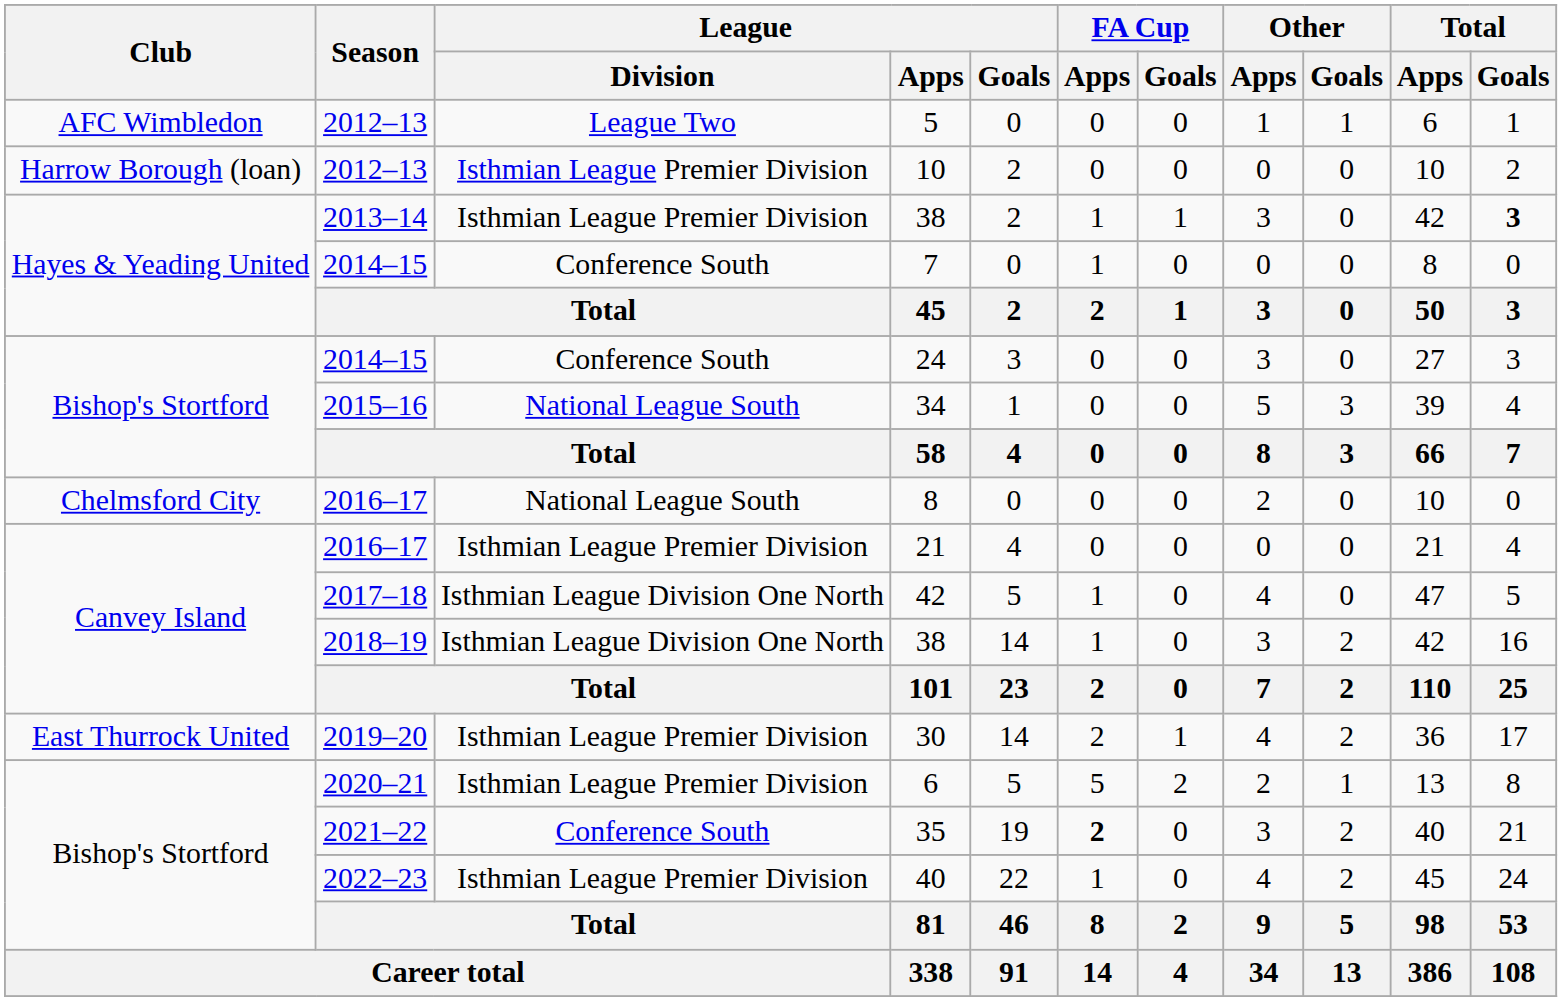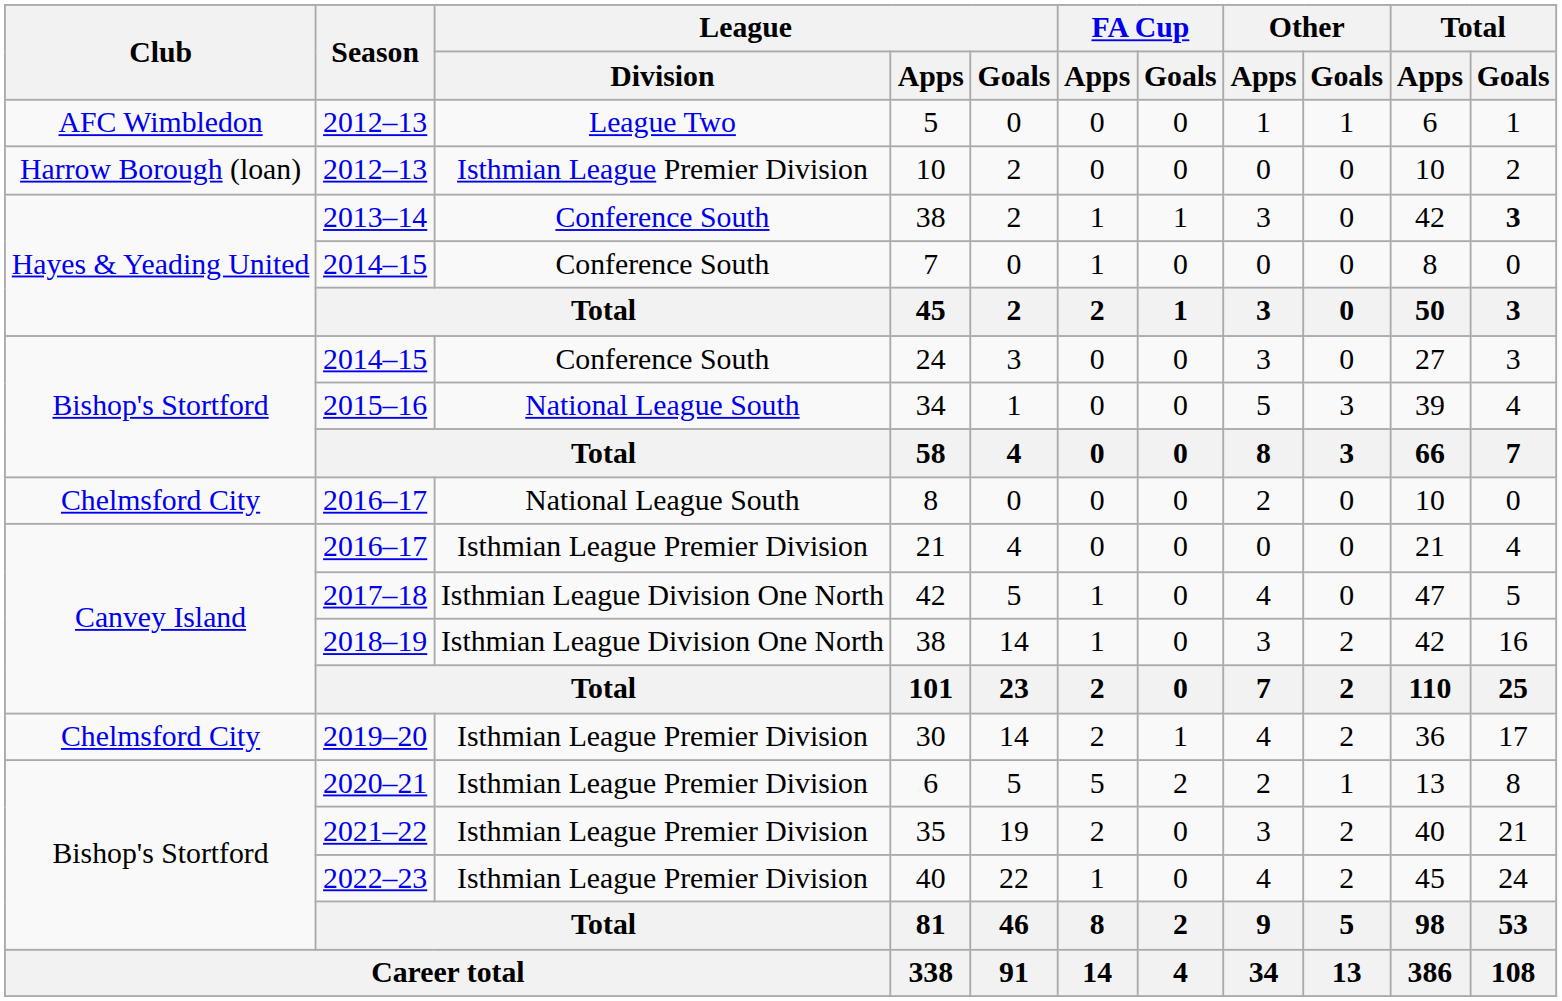(662, 216) Isthmian League Premier Division -> (662, 216) Conference South
(161, 736) East Thurrock United -> (161, 736) Chelmsford City
(662, 830) Conference South -> (662, 830) Isthmian League Premier Division
(1097, 830) bold -> (1097, 830) normal
